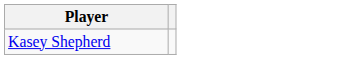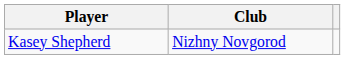+ column: (251, 16)
